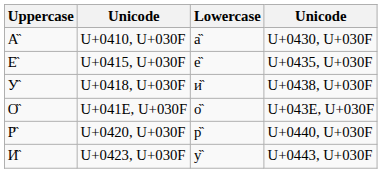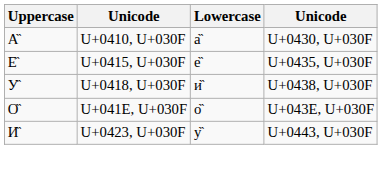- row: (133, 132)
